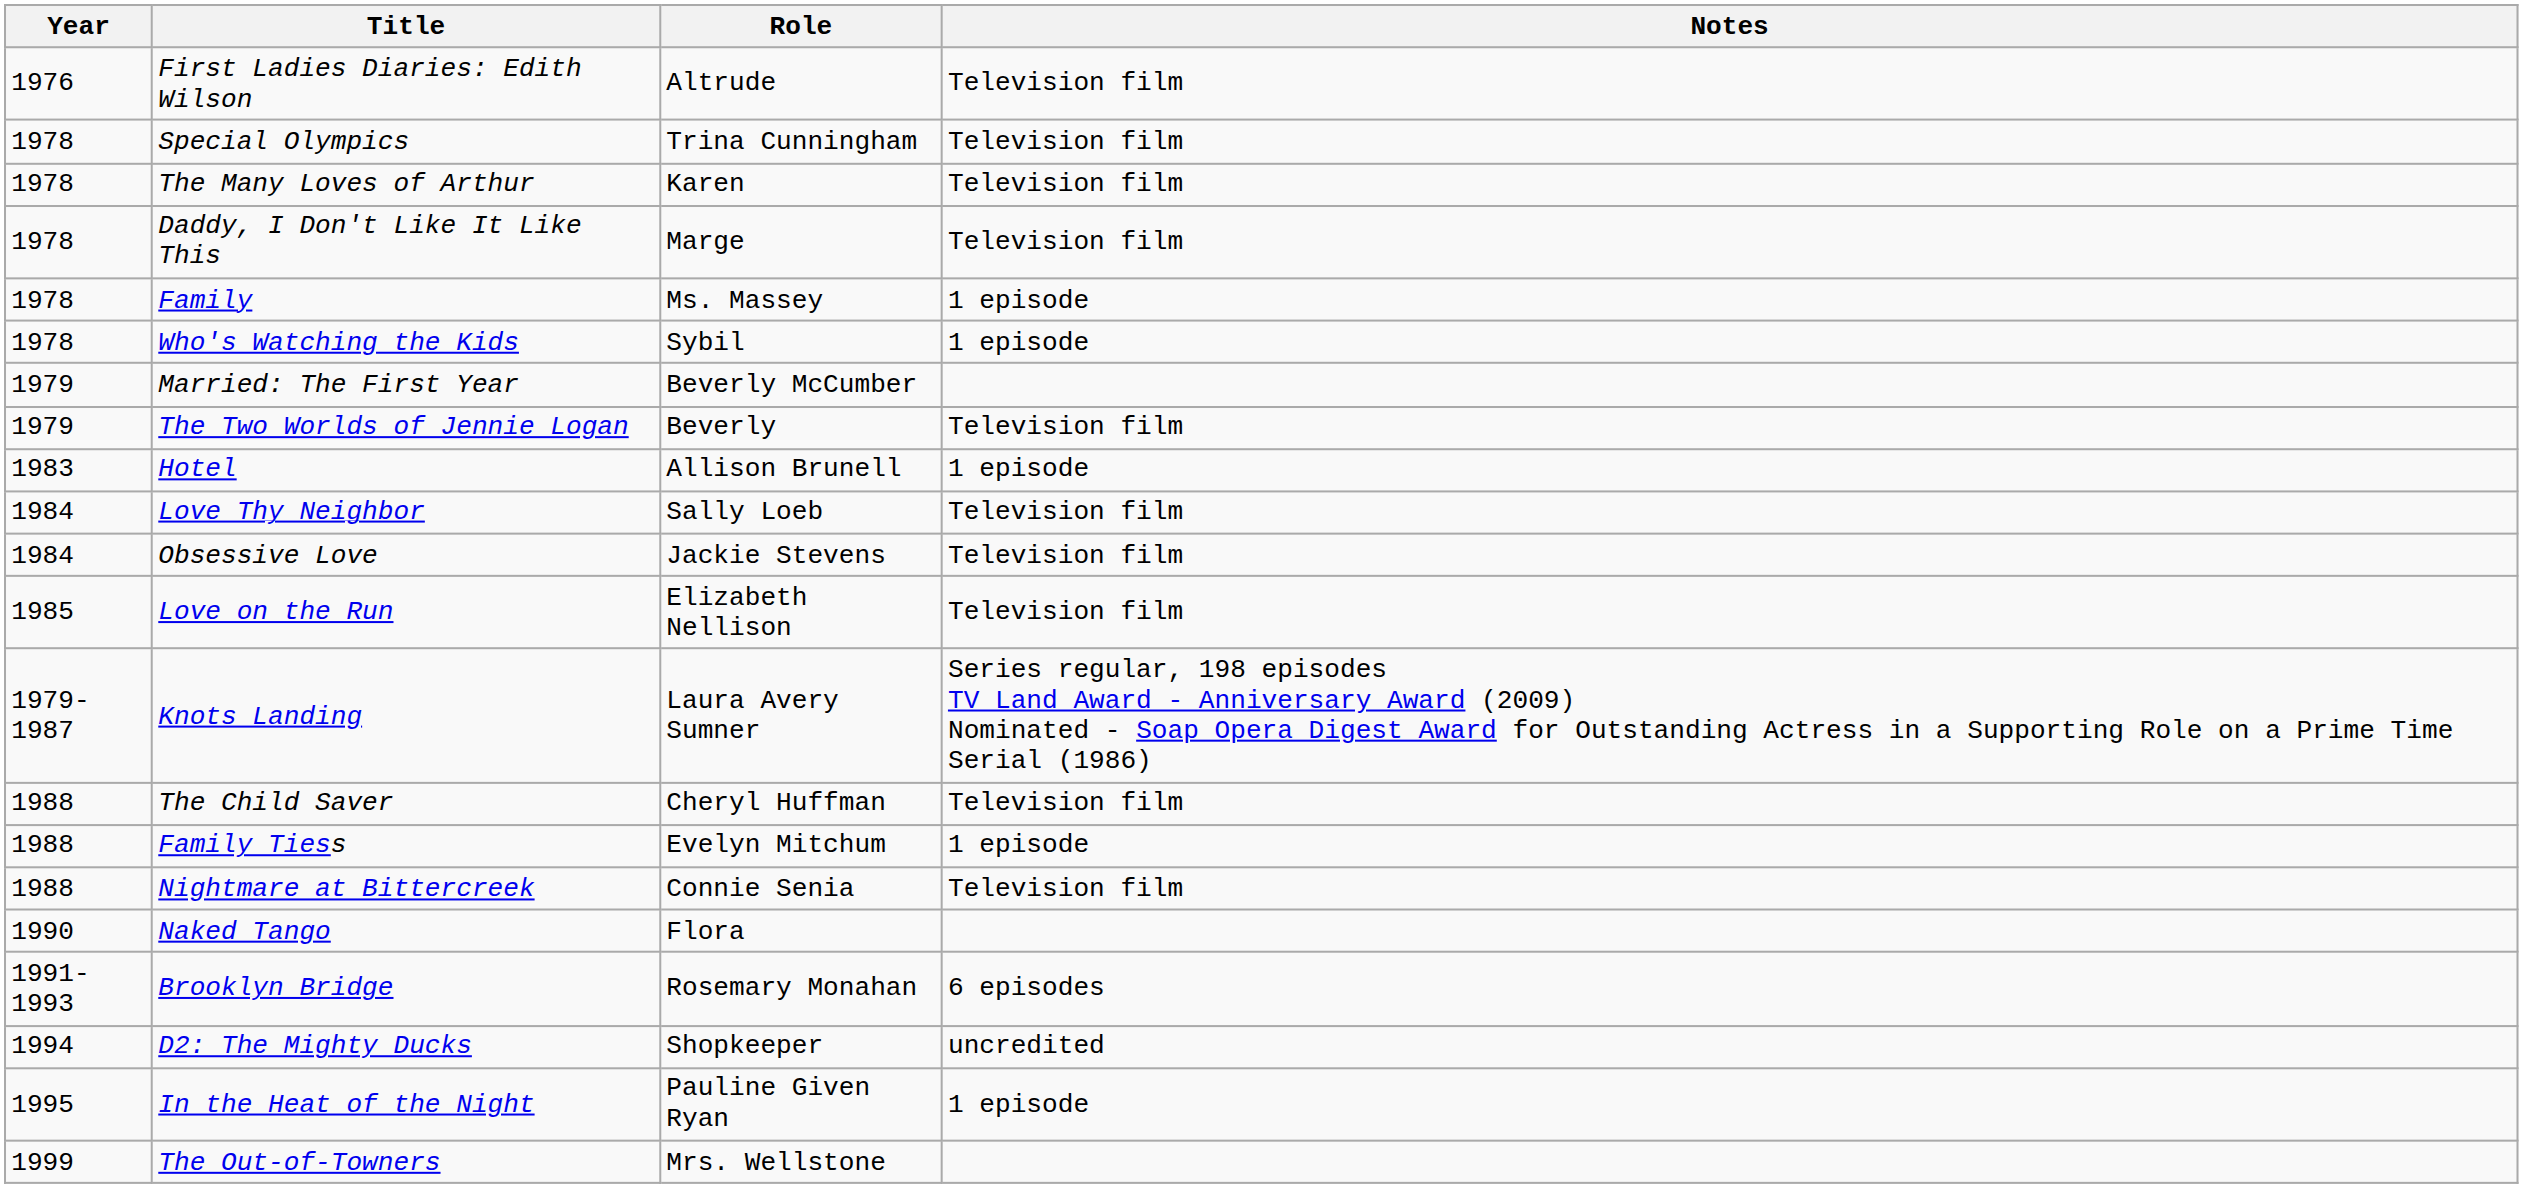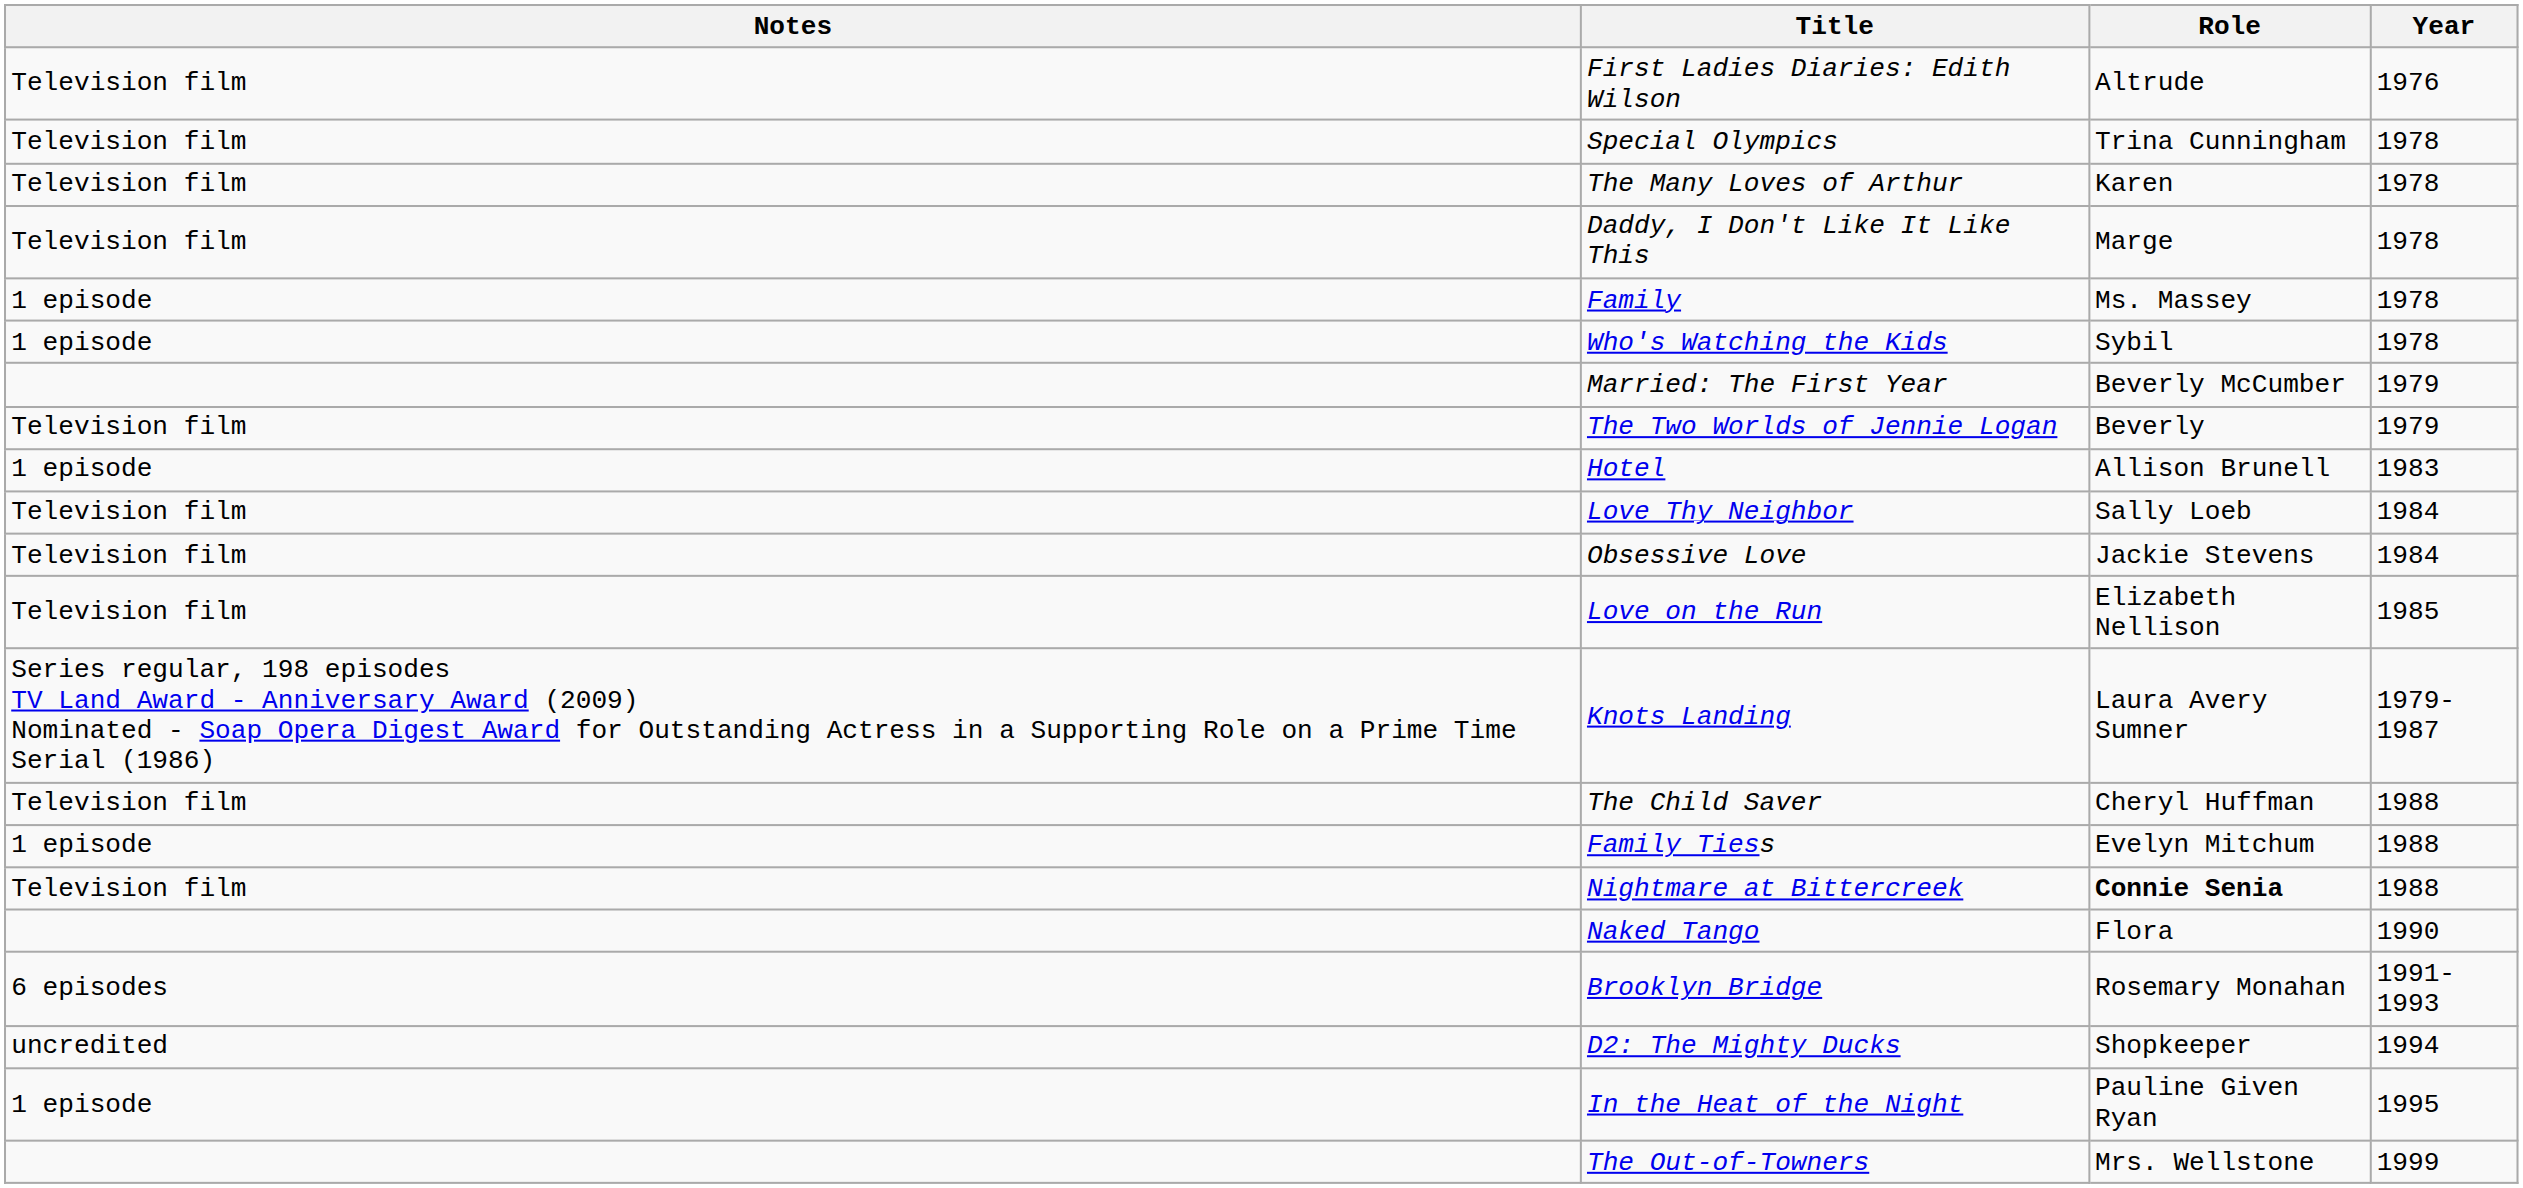columns swapped: (79, 26) <-> (1730, 26)
(760, 889) normal -> (2189, 889) bold
